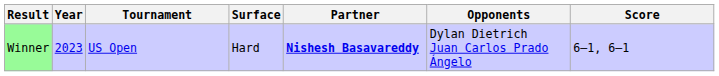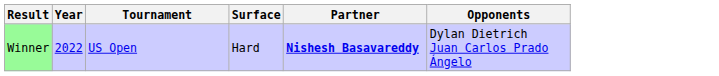- column: (642, 14)
(69, 47) 2023 -> (69, 47) 2022
